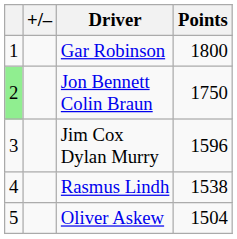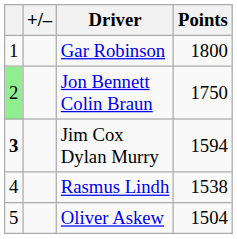(14, 145) normal -> (14, 145) bold
(209, 145) 1596 -> (209, 145) 1594
